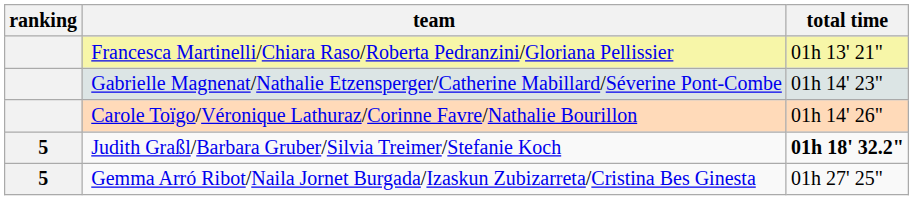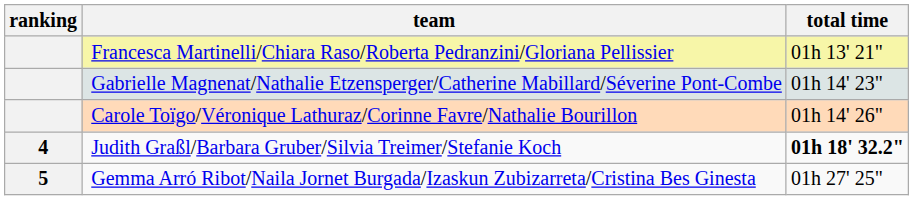(43, 147) 5 -> (43, 147) 4
